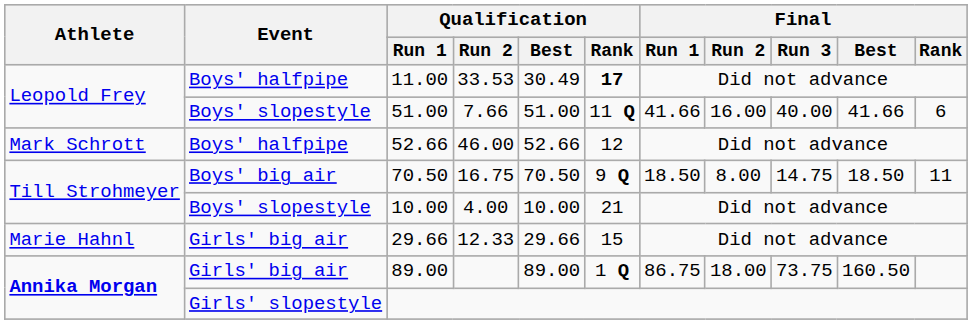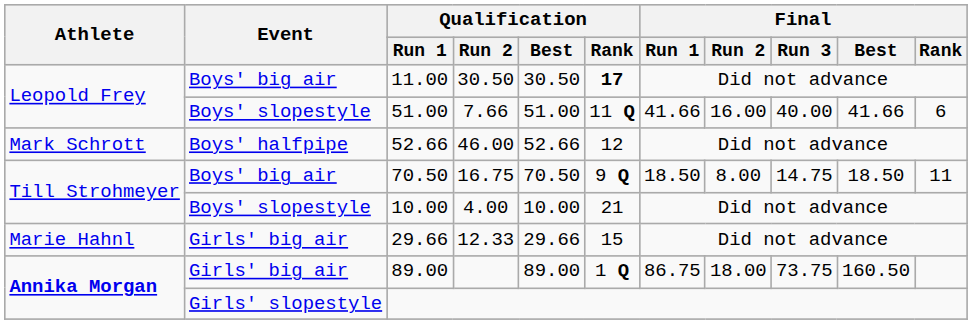(269, 81) Boys' halfpipe -> (263, 81) Boys' big air
(486, 81) 33.53 -> (486, 81) 30.50
(552, 81) 30.49 -> (552, 81) 30.50
